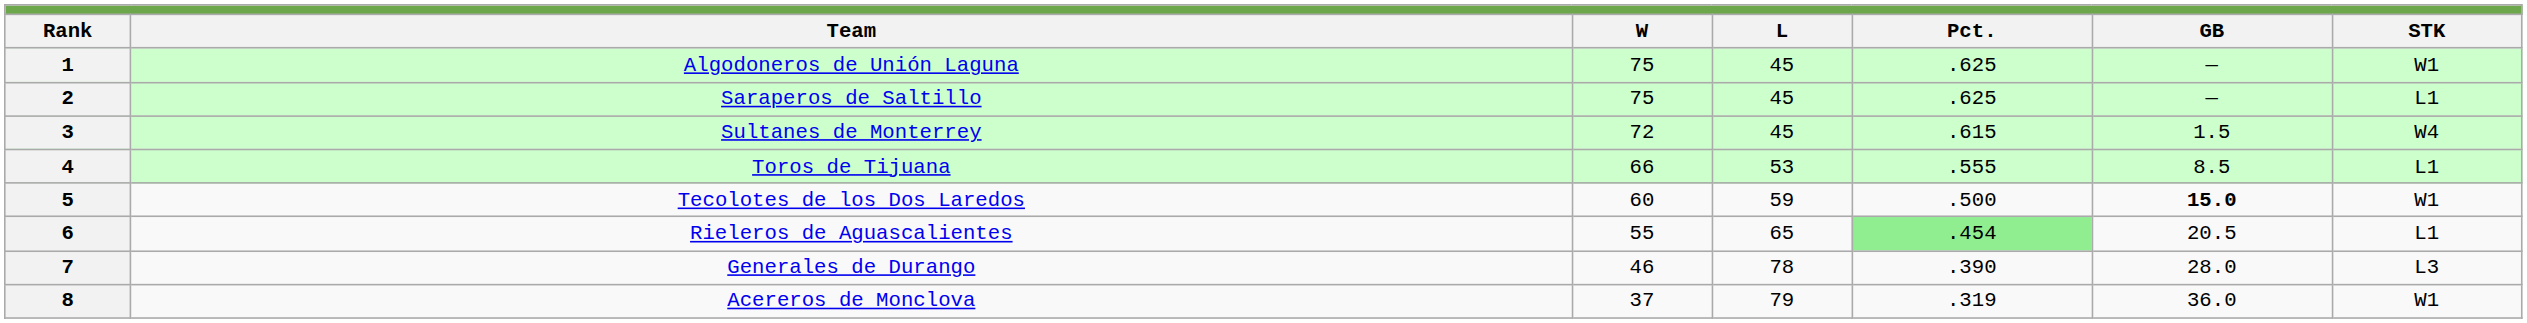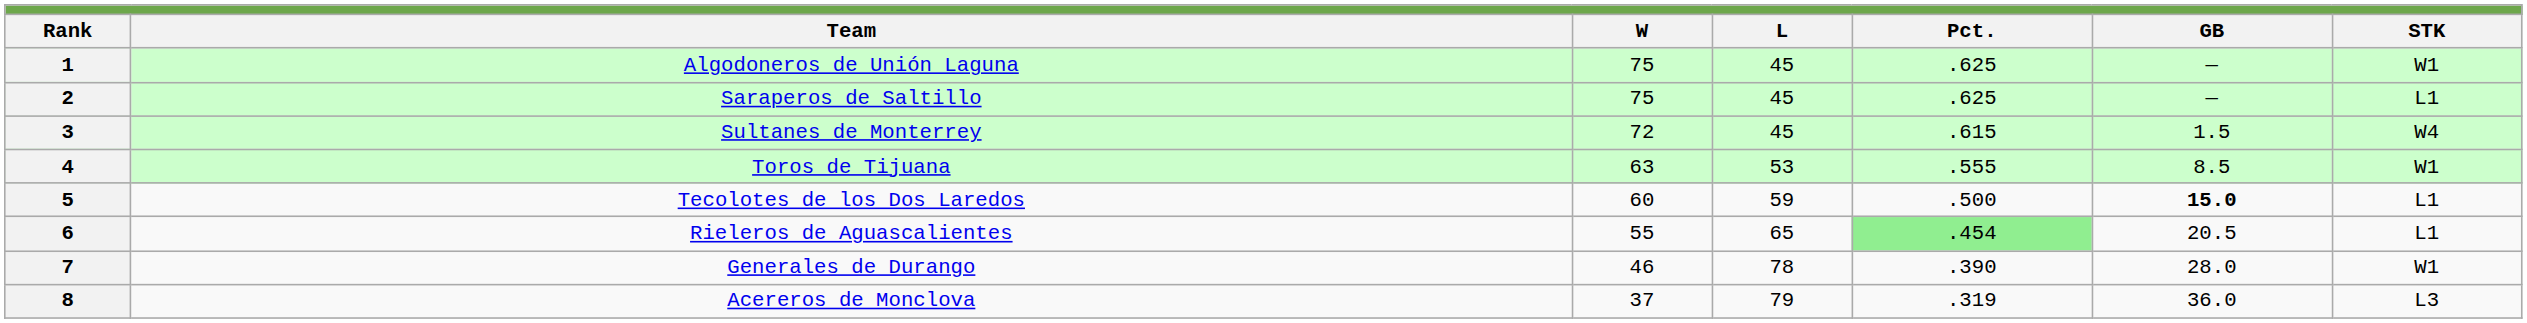(1642, 166) 66 -> (1642, 166) 63
(2427, 166) L1 -> (2427, 166) W1
(2427, 200) W1 -> (2427, 200) L1
(2427, 267) L3 -> (2427, 267) W1
(2427, 301) W1 -> (2427, 301) L3
